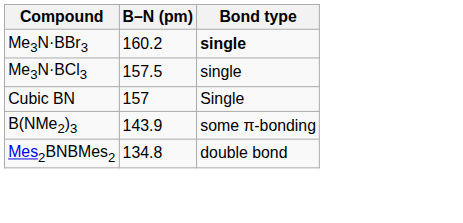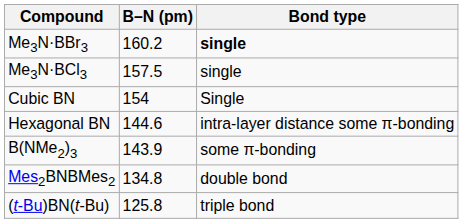(136, 98) 157 -> (136, 98) 154
+ row: (59, 123)
+ row: (59, 205)
